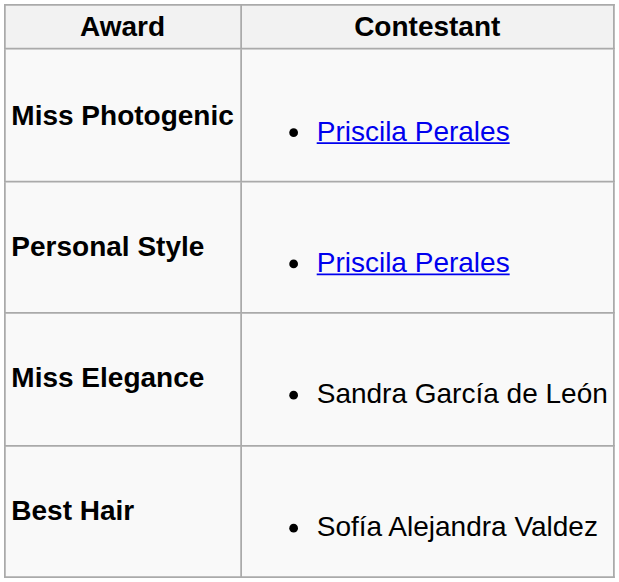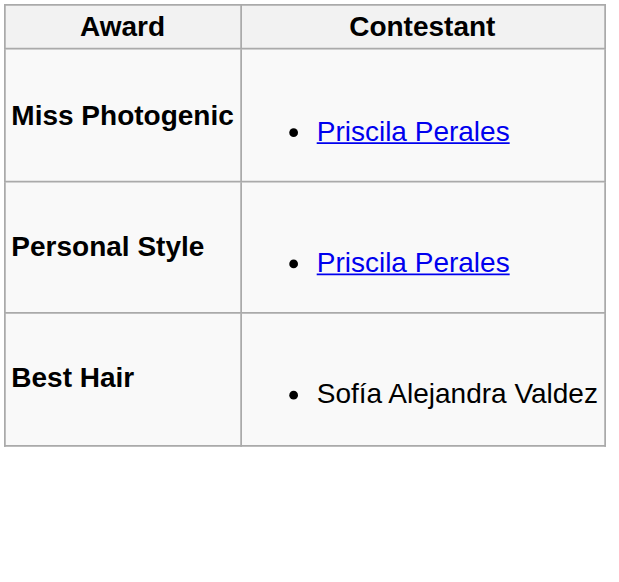- row: (108, 378)
